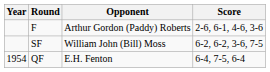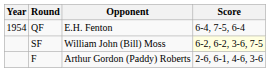rows swapped: (37, 59) <-> (34, 28)
(229, 43) no background -> (229, 43) lightyellow background
